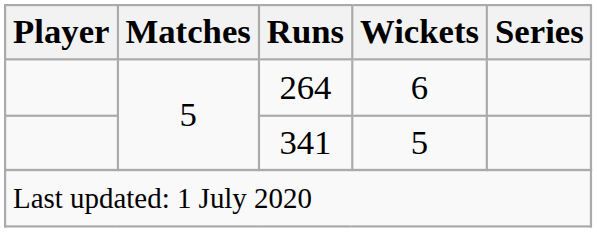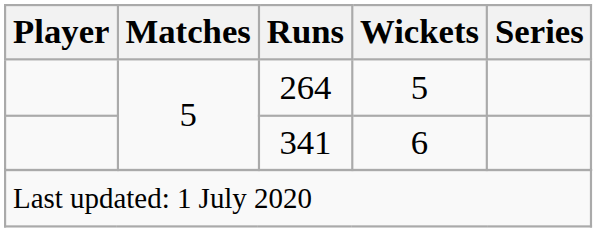(420, 87) 6 -> (420, 87) 5
(420, 142) 5 -> (420, 142) 6
